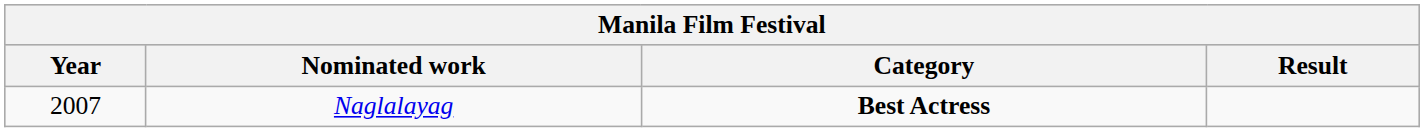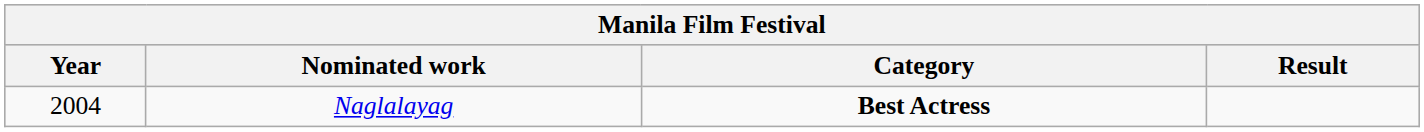(76, 106) 2007 -> (76, 106) 2004
